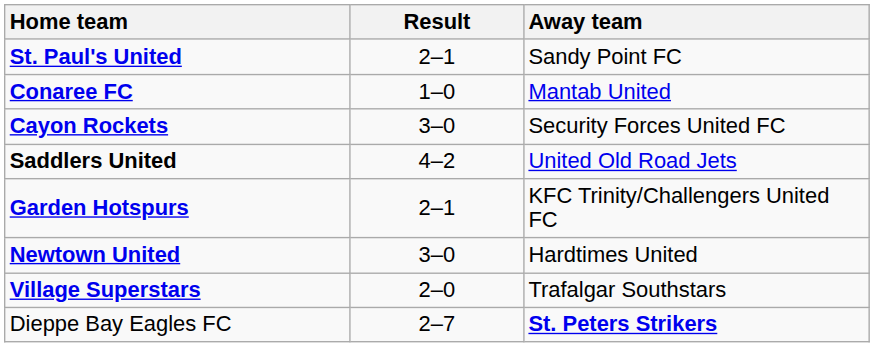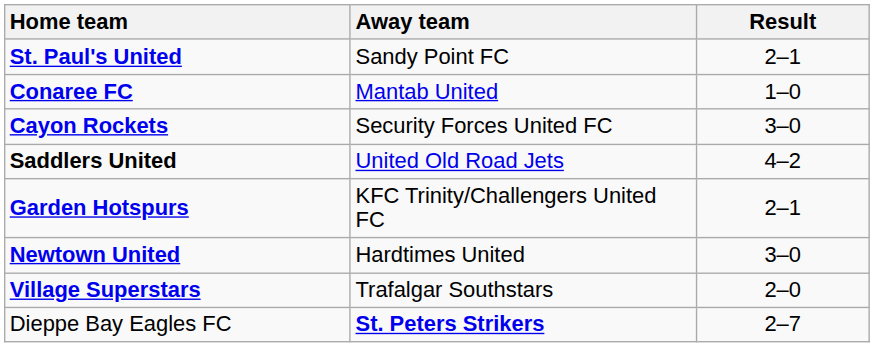columns swapped: (586, 21) <-> (437, 21)
